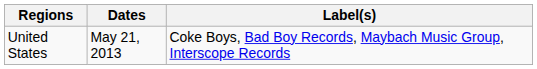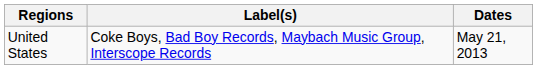columns swapped: (127, 15) <-> (349, 15)
